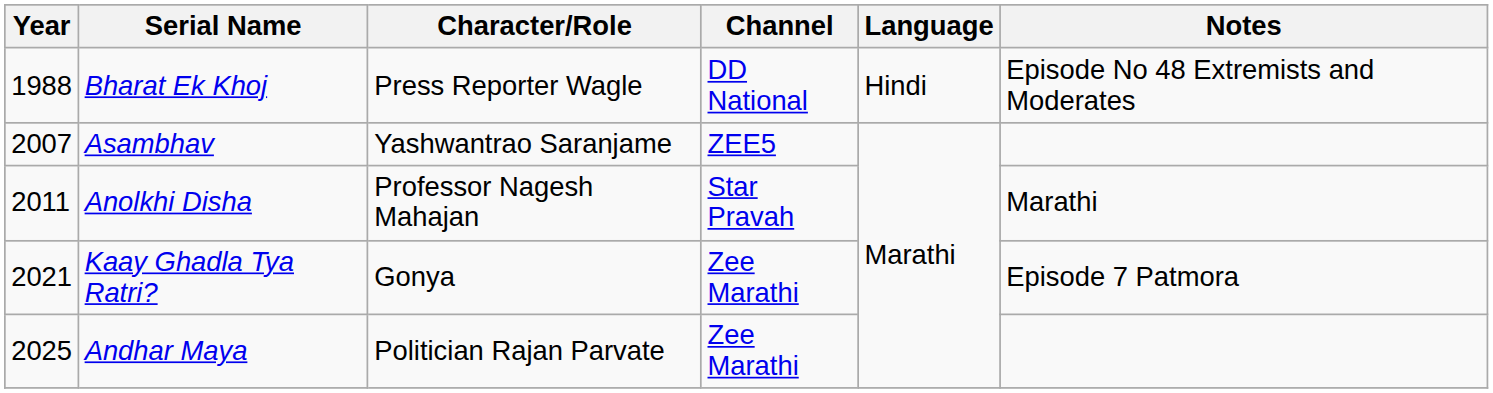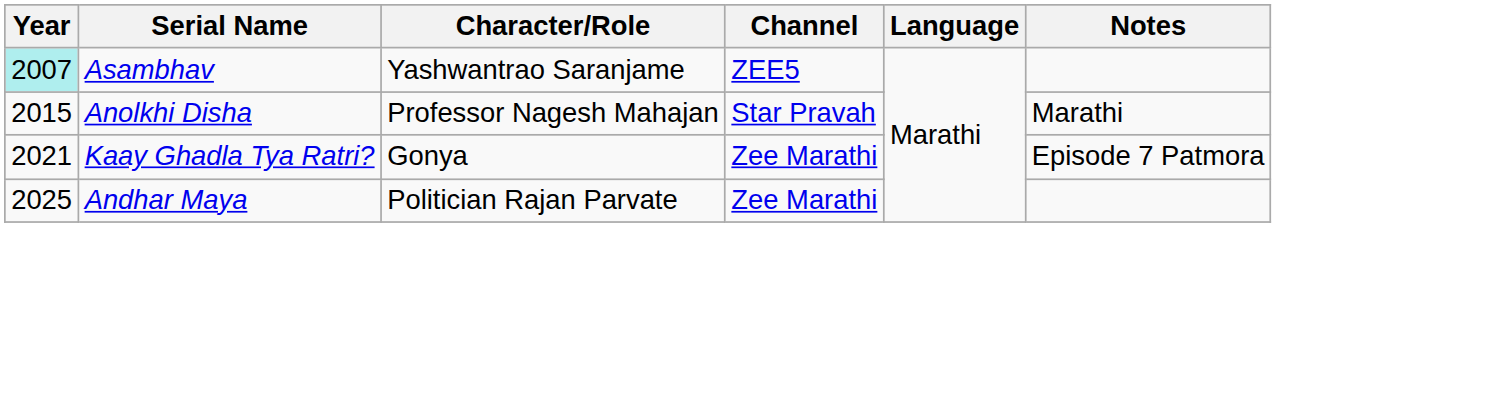- row: (176, 84)
(42, 143) no background -> (42, 69) paleturquoise background
(41, 202) 2011 -> (42, 112) 2015
